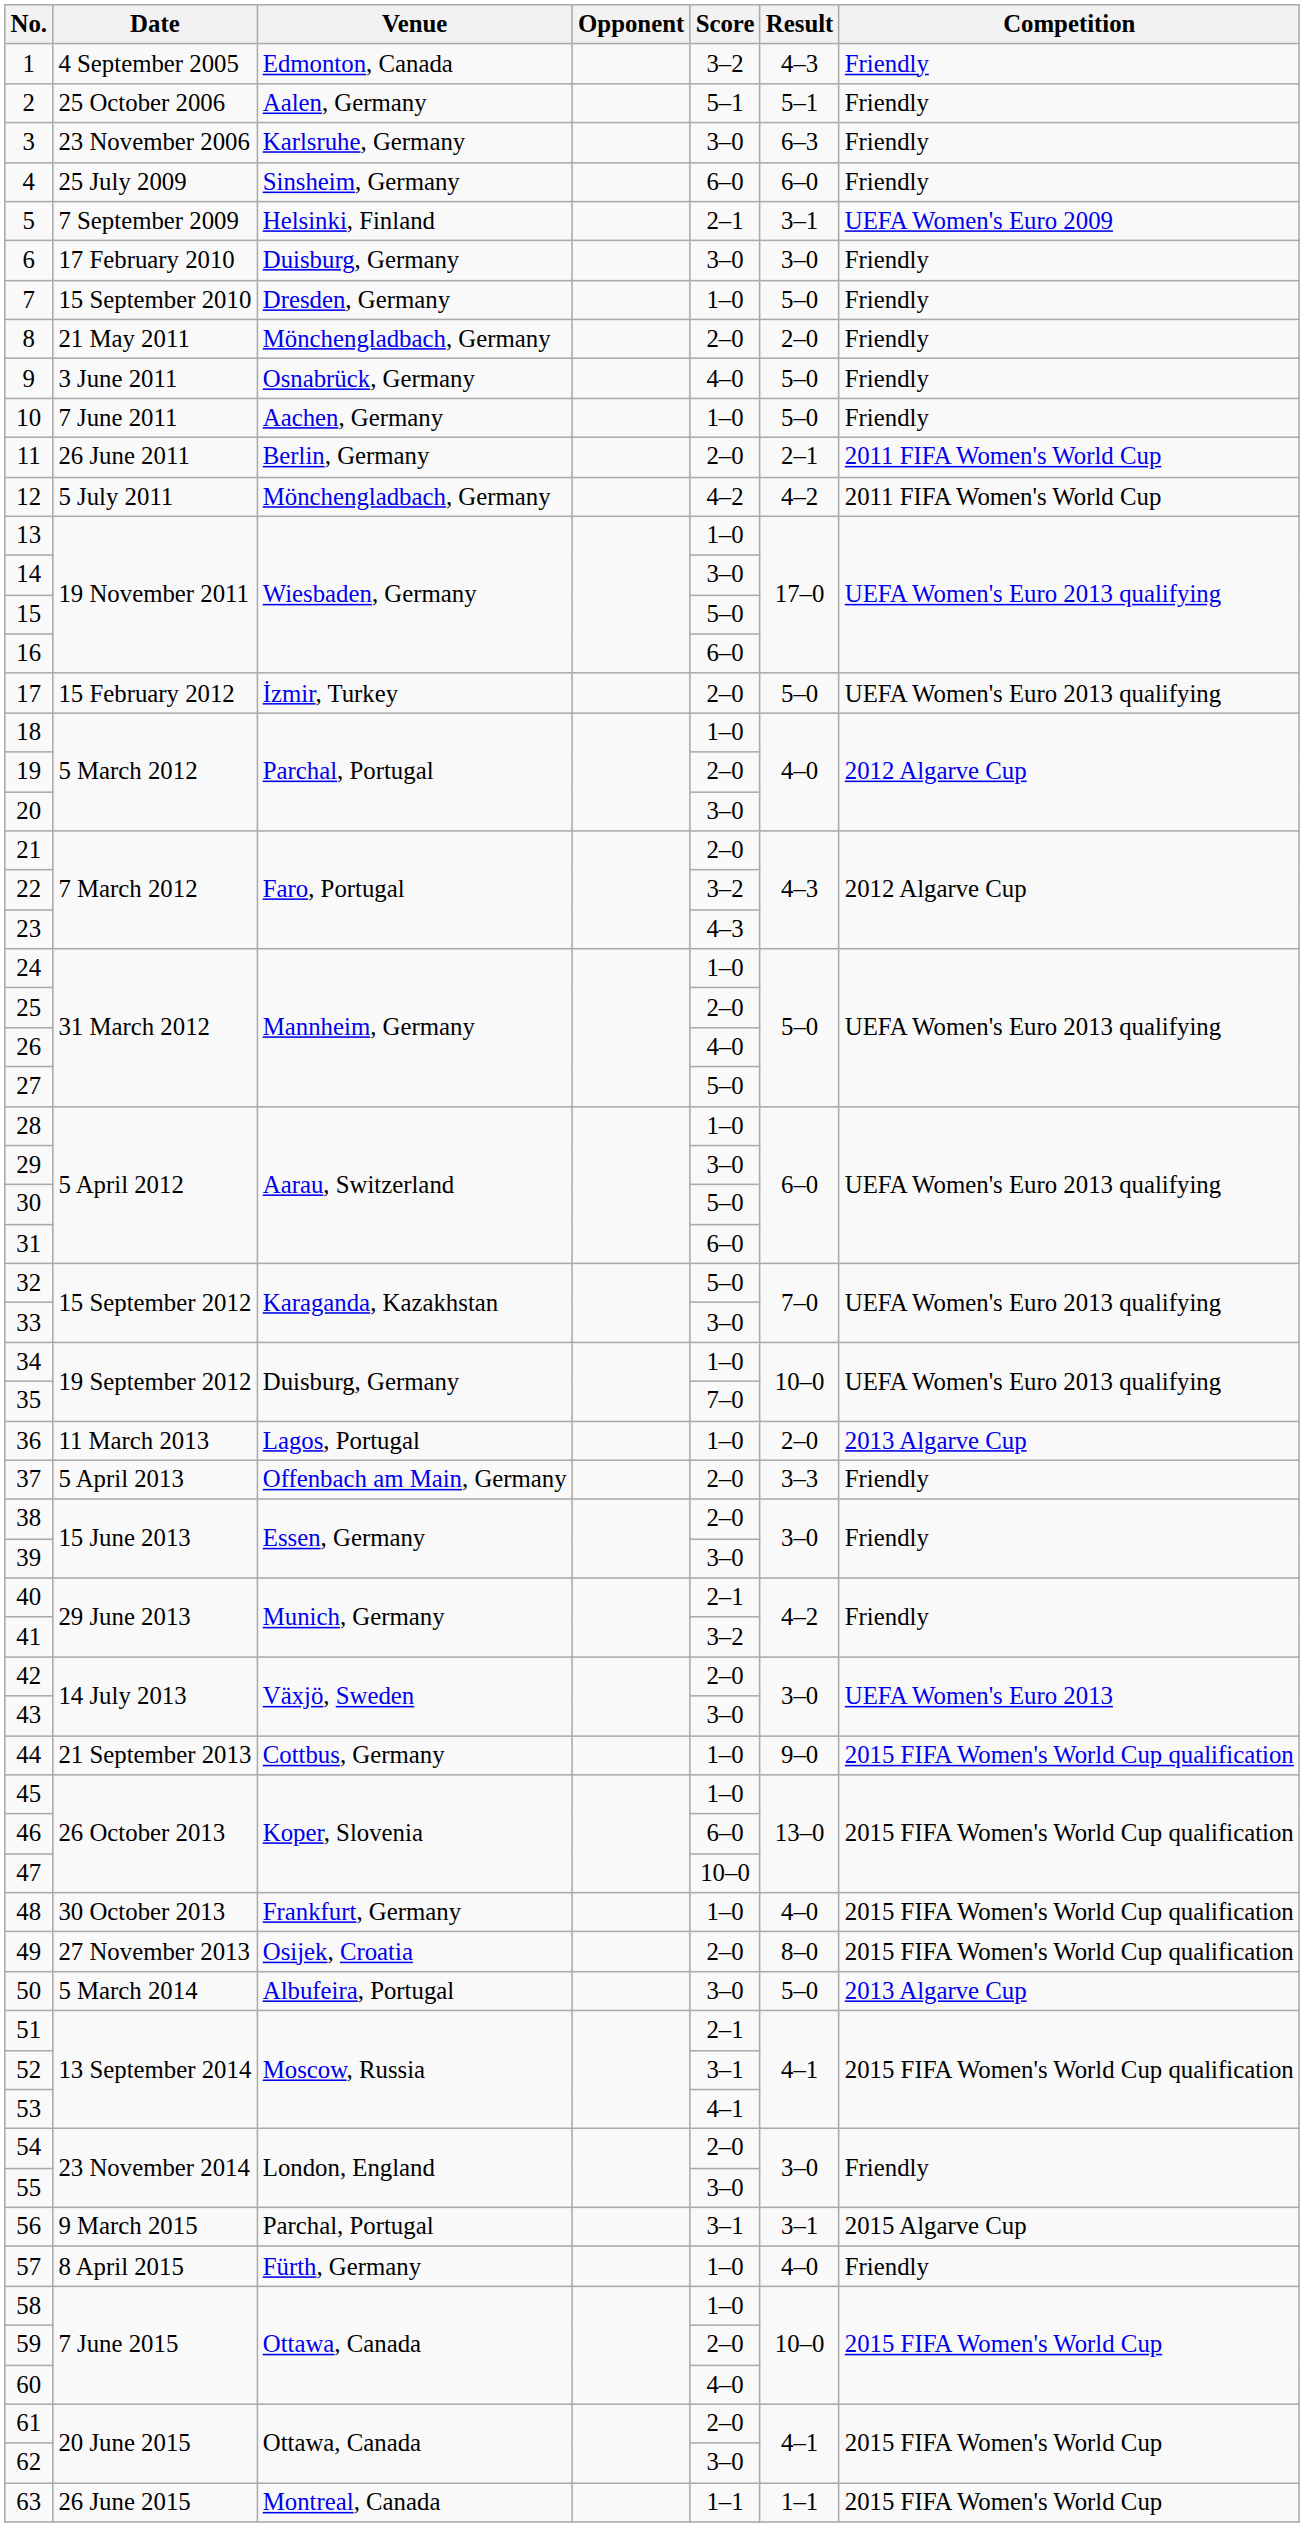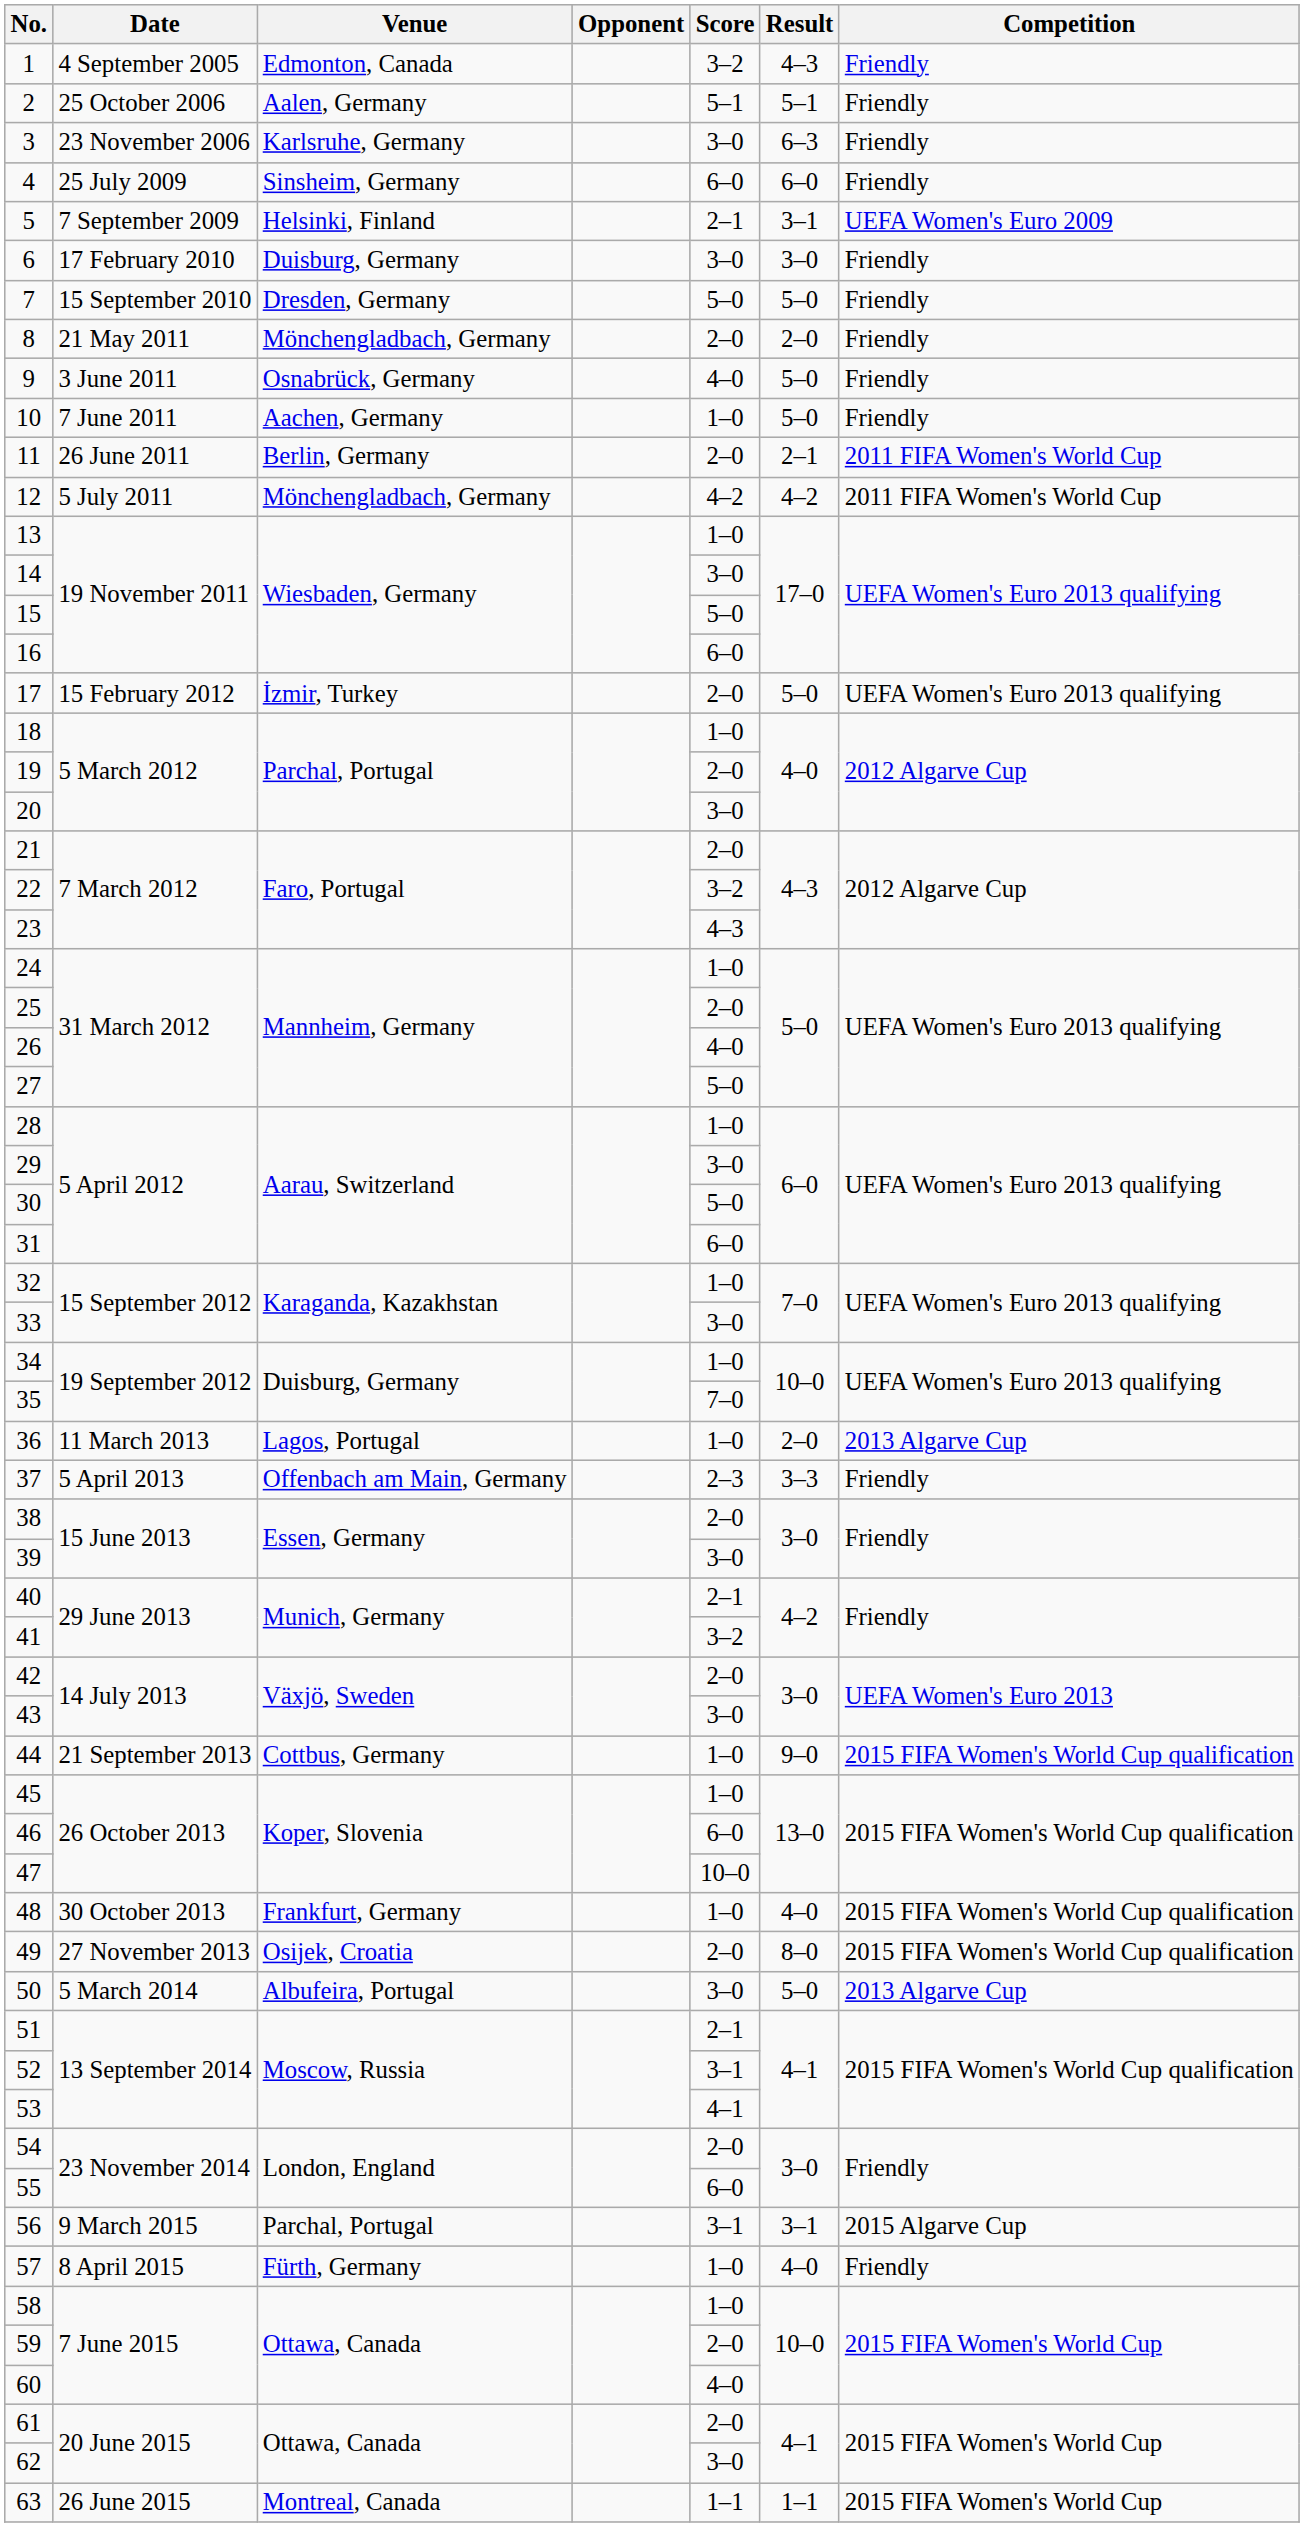(725, 299) 1–0 -> (725, 299) 5–0
(725, 1282) 5–0 -> (725, 1282) 1–0
(725, 1479) 2–0 -> (725, 1479) 2–3
(725, 2187) 3–0 -> (725, 2187) 6–0
